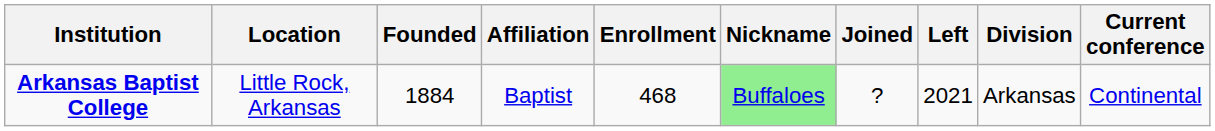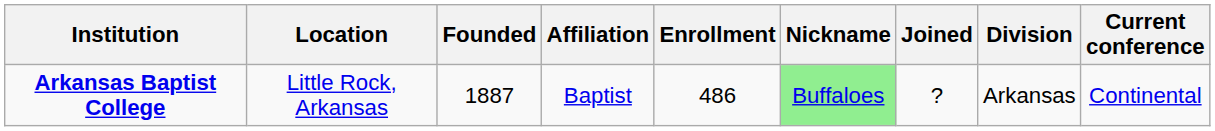- column: (948, 34)
(430, 94) 1884 -> (489, 94) 1887
(658, 94) 468 -> (717, 94) 486
